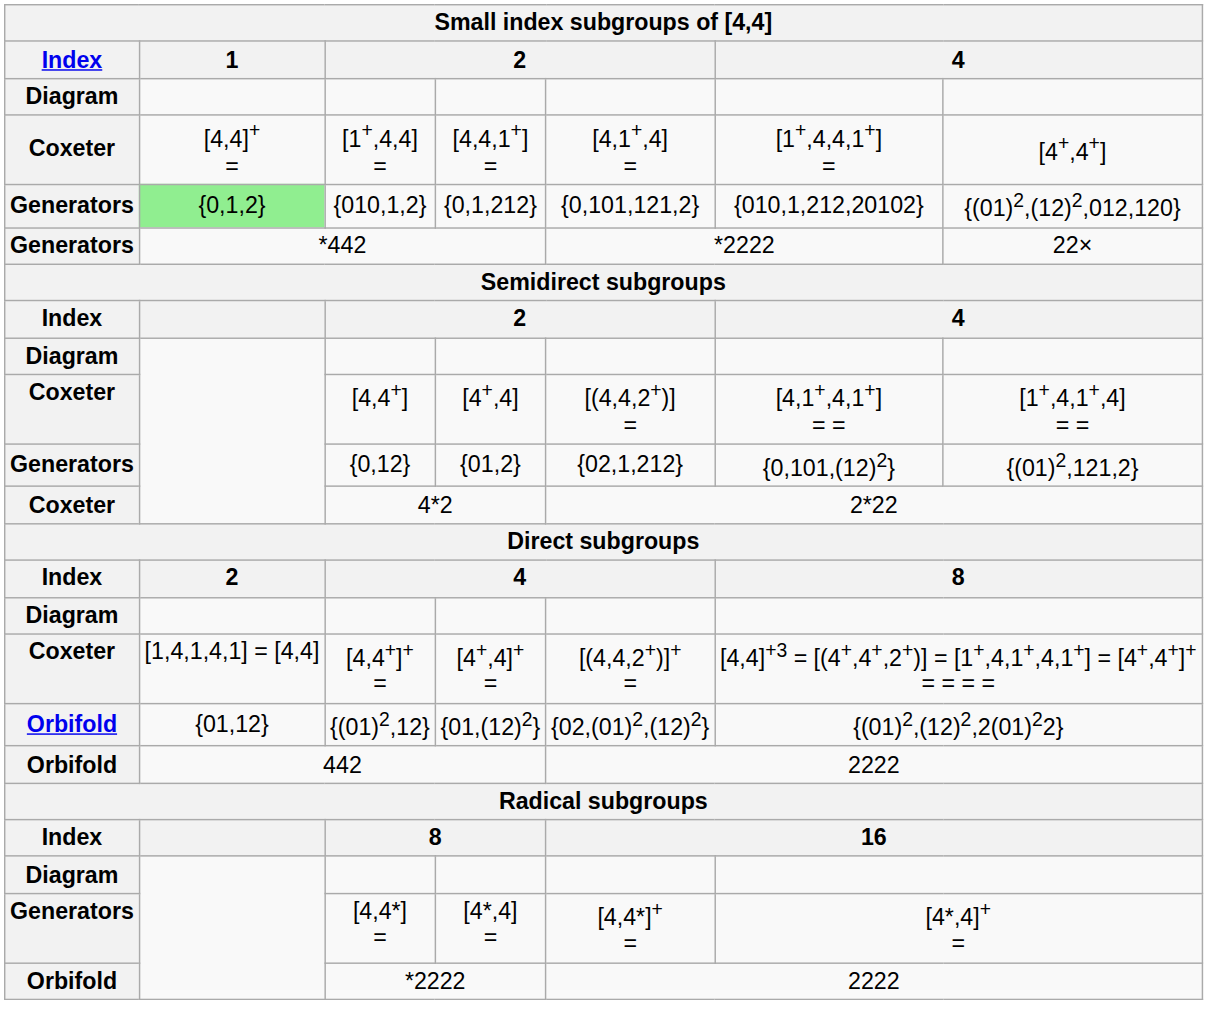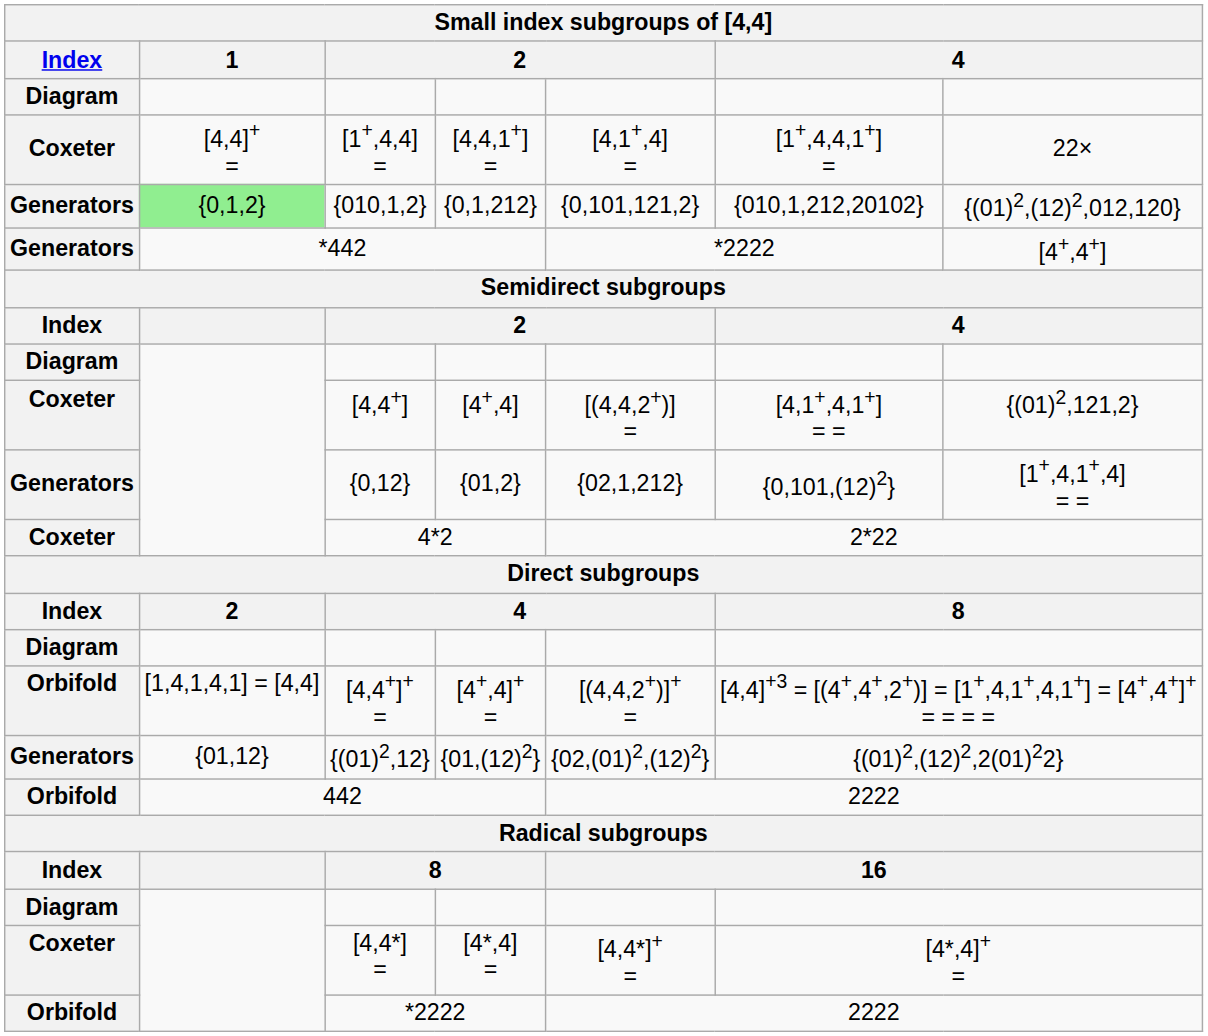(1073, 149) [4+,4+] -> (1073, 149) 22×
(1073, 245) 22× -> (1073, 248) [4+,4+]
(1073, 408) [1+,4,1+,4] = = -> (1073, 402) {(01)2,121,2}
(1073, 464) {(01)2,121,2} -> (1073, 484) [1+,4,1+,4] = =
(72, 652) Coxeter -> (72, 684) Orbifold
(72, 724) Orbifold -> (72, 756) Generators
(72, 911) Generators -> (72, 943) Coxeter
